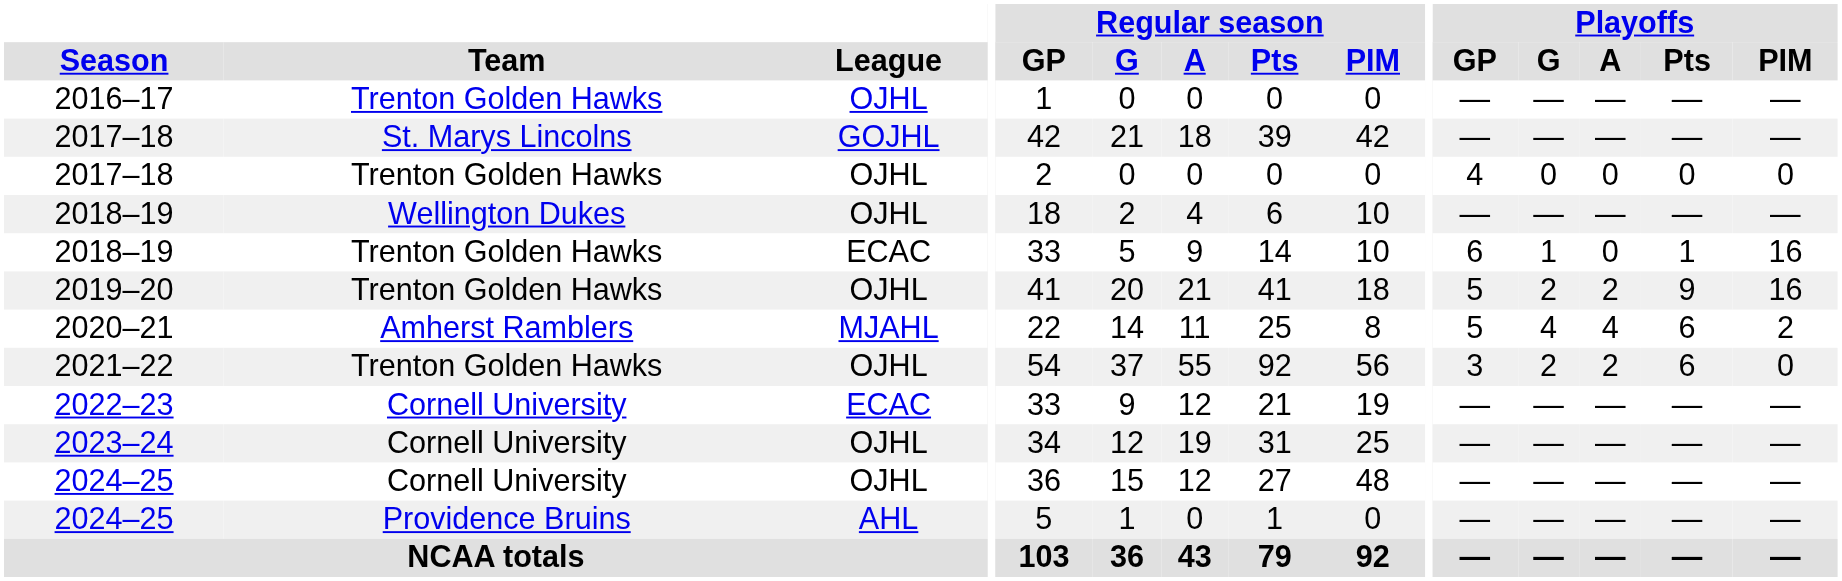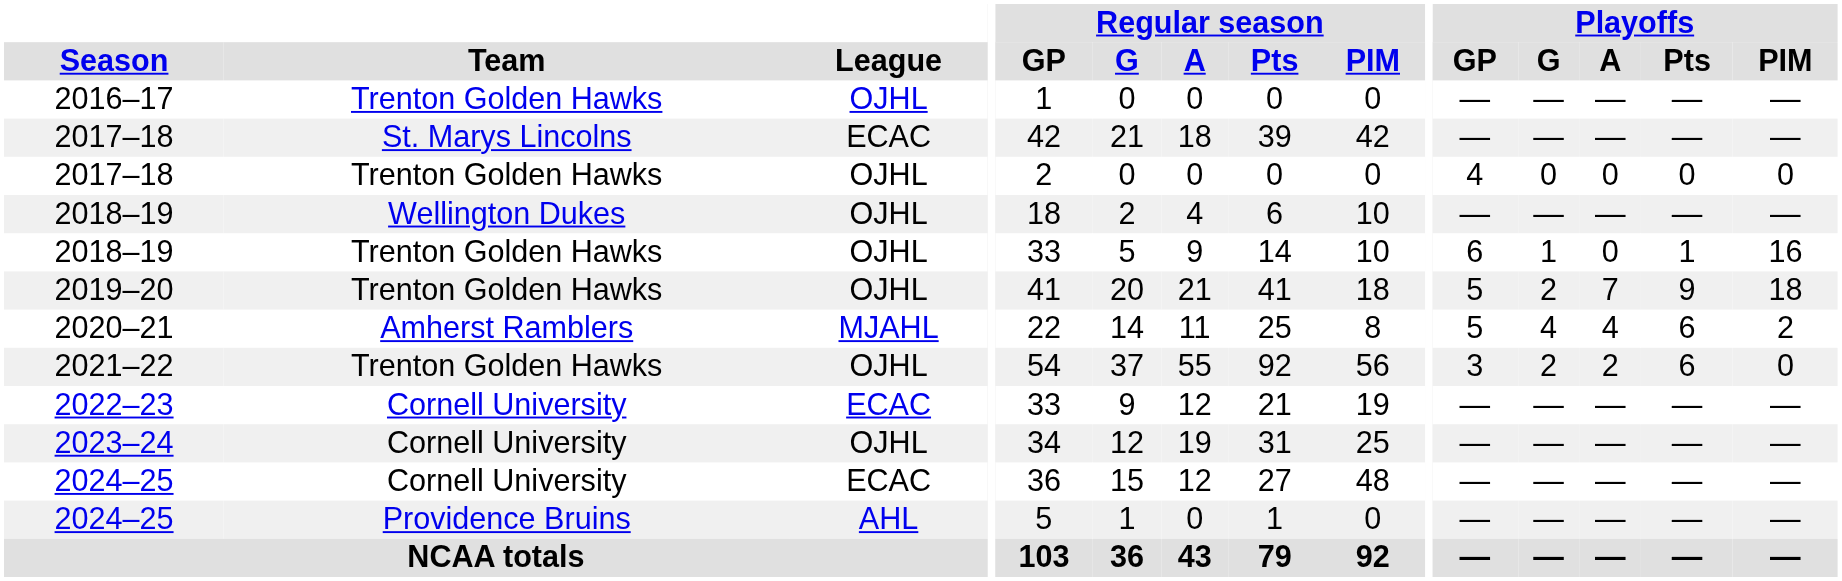(889, 137) GOJHL -> (889, 137) ECAC
(889, 251) ECAC -> (889, 251) OJHL
(1610, 290) 2 -> (1610, 290) 7
(1785, 290) 16 -> (1785, 290) 18
(889, 481) OJHL -> (889, 481) ECAC
